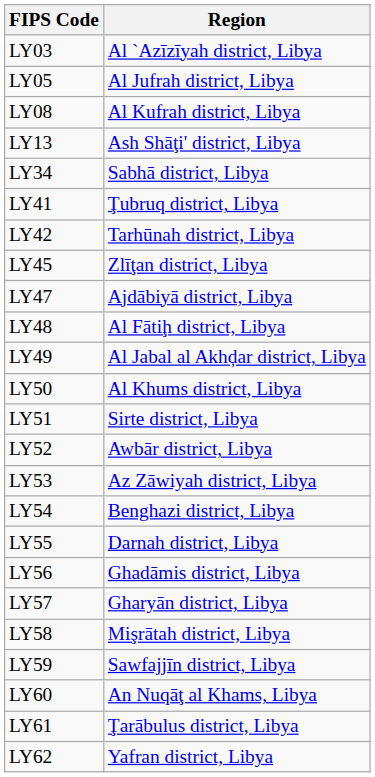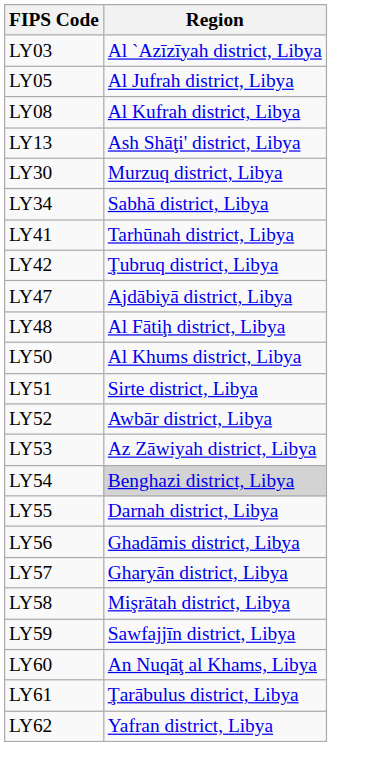+ row: (31, 173)
(193, 204) Ţubruq district, Libya -> (201, 234) Tarhūnah district, Libya
(201, 234) Tarhūnah district, Libya -> (193, 265) Ţubruq district, Libya
- row: (31, 265)
- row: (31, 357)
(201, 511) no background -> (201, 480) lightgrey background
